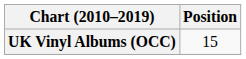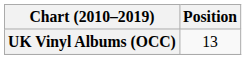(210, 41) 15 -> (210, 41) 13
